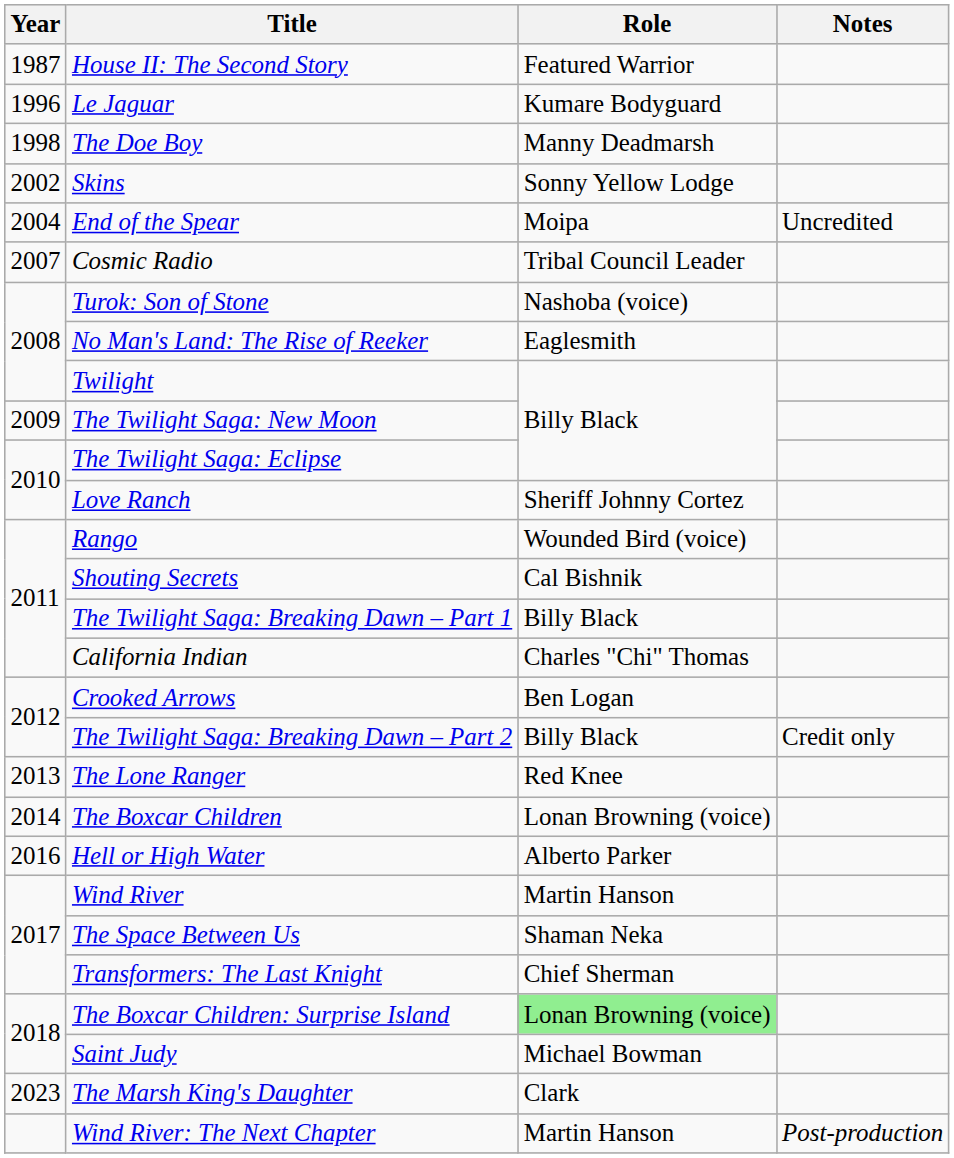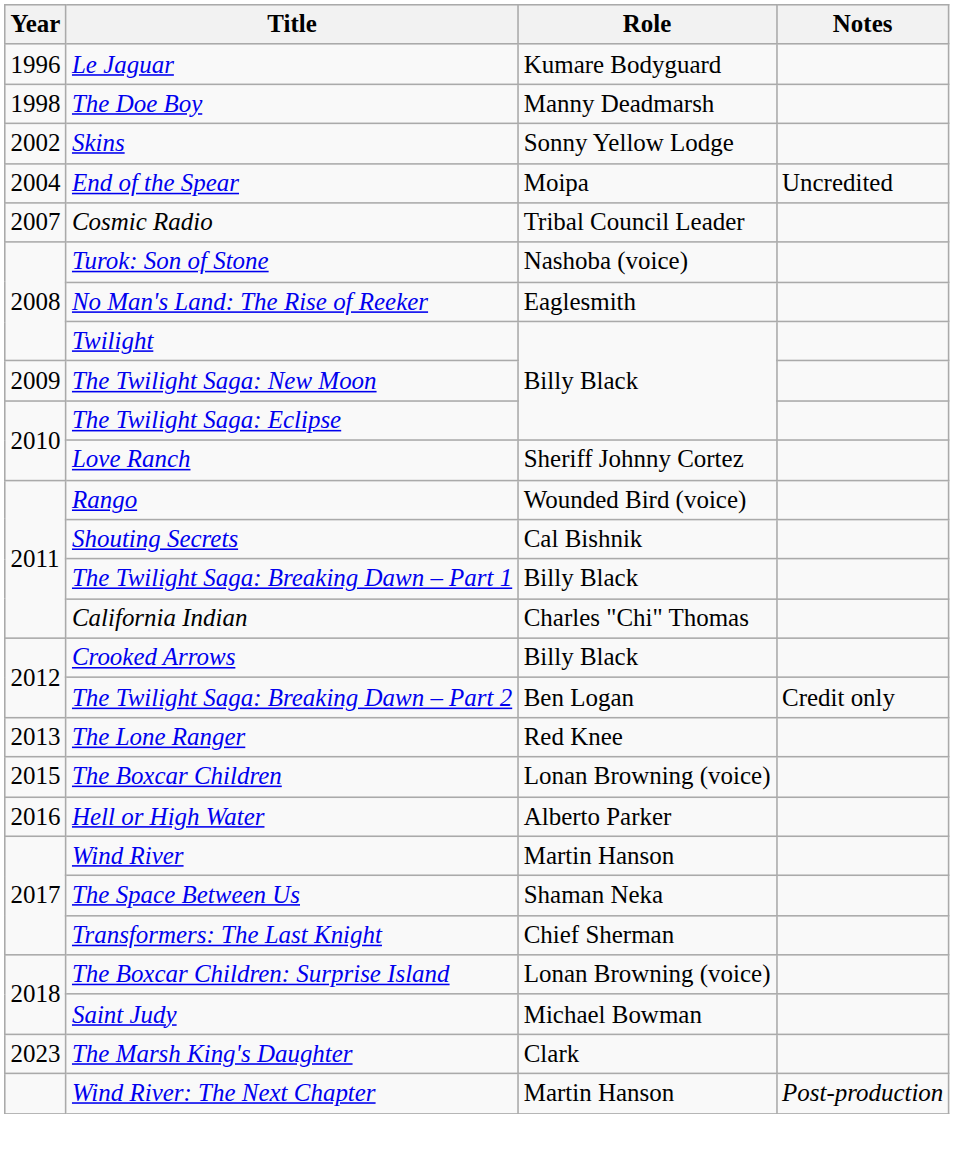- row: (210, 63)
(579, 697) Ben Logan -> (581, 657) Billy Black
(581, 736) Billy Black -> (579, 697) Ben Logan
(35, 815) 2014 -> (35, 776) 2015
(647, 1013) lightgreen background -> (647, 974) no background
